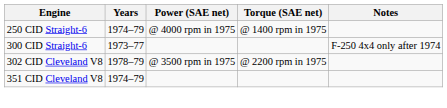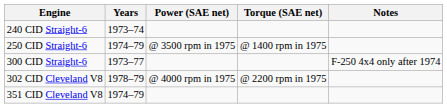+ row: (47, 29)
(192, 29) @ 4000 rpm in 1975 -> (192, 45) @ 3500 rpm in 1975
(192, 62) @ 3500 rpm in 1975 -> (192, 78) @ 4000 rpm in 1975
